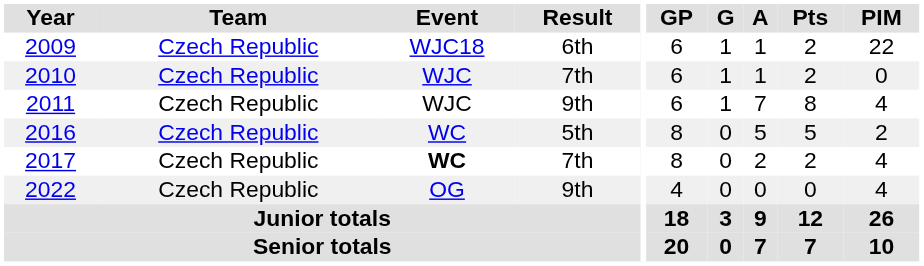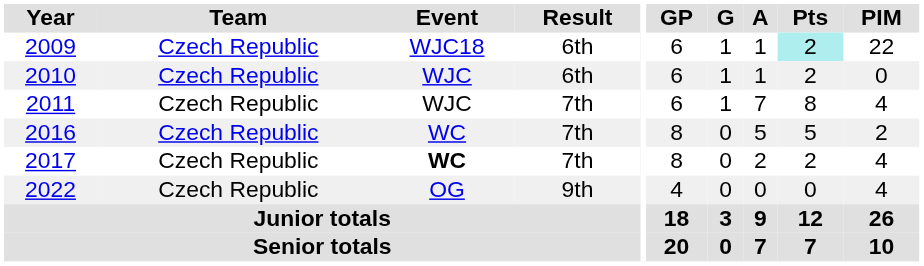(810, 46) no background -> (810, 46) paleturquoise background
(577, 75) 7th -> (577, 75) 6th
(577, 103) 9th -> (577, 103) 7th
(577, 132) 5th -> (577, 132) 7th
